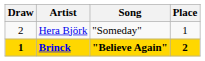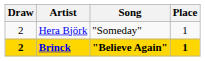(21, 47) 1 -> (21, 47) 2
(185, 47) 2 -> (185, 47) 1
